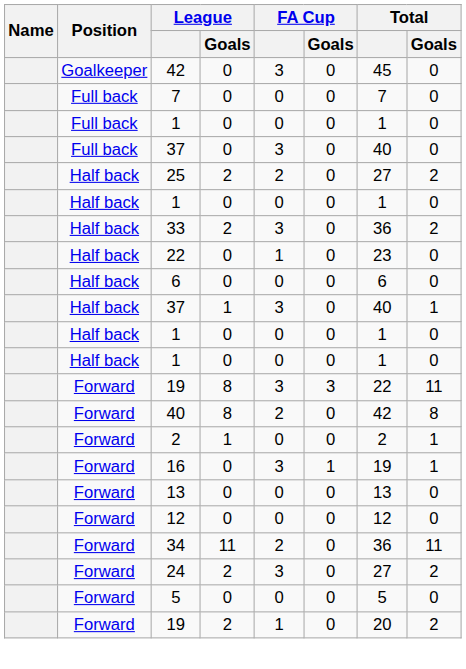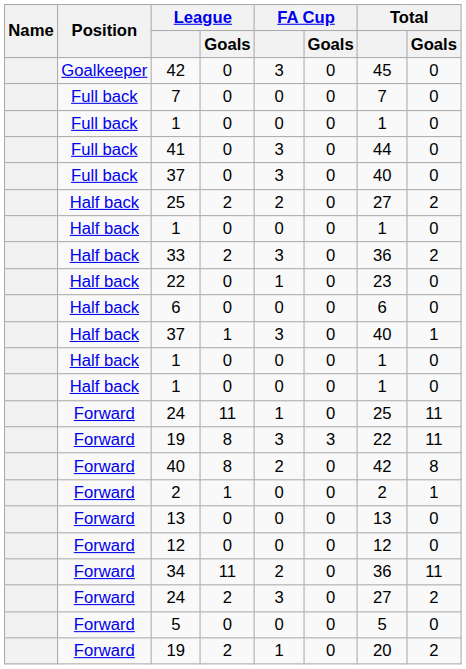+ row: (176, 149)
+ row: (176, 413)
- row: (176, 466)
